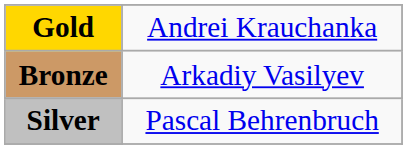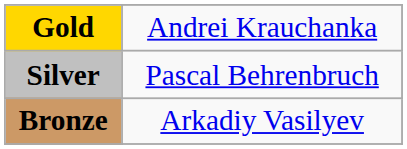rows swapped: (63, 120) <-> (63, 74)
